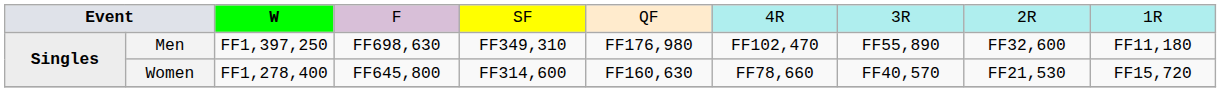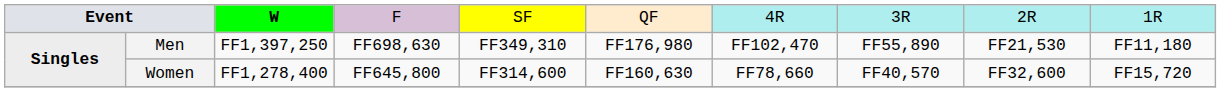(1027, 45) FF32,600 -> (1027, 45) FF21,530
(1027, 73) FF21,530 -> (1027, 73) FF32,600
